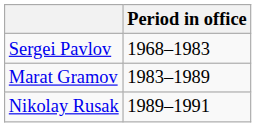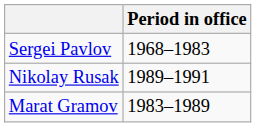rows swapped: (63, 77) <-> (64, 106)
